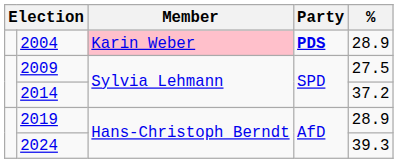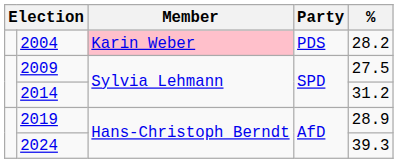(311, 43) bold -> (311, 43) normal
(371, 43) 28.9 -> (371, 43) 28.2
(371, 94) 37.2 -> (371, 94) 31.2
